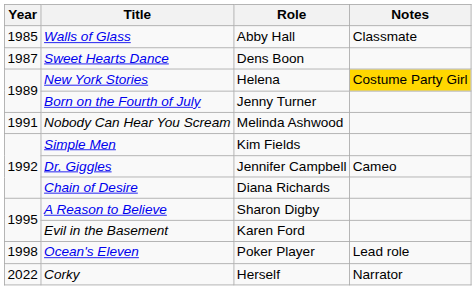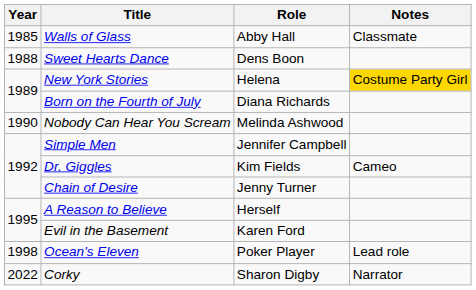(23, 58) 1987 -> (23, 58) 1988
(277, 101) Jenny Turner -> (283, 101) Diana Richards
(23, 123) 1991 -> (23, 123) 1990
(269, 144) Kim Fields -> (292, 144) Jennifer Campbell
(292, 166) Jennifer Campbell -> (269, 166) Kim Fields
(283, 187) Diana Richards -> (277, 187) Jenny Turner
(278, 209) Sharon Digby -> (258, 209) Herself
(258, 274) Herself -> (278, 274) Sharon Digby
